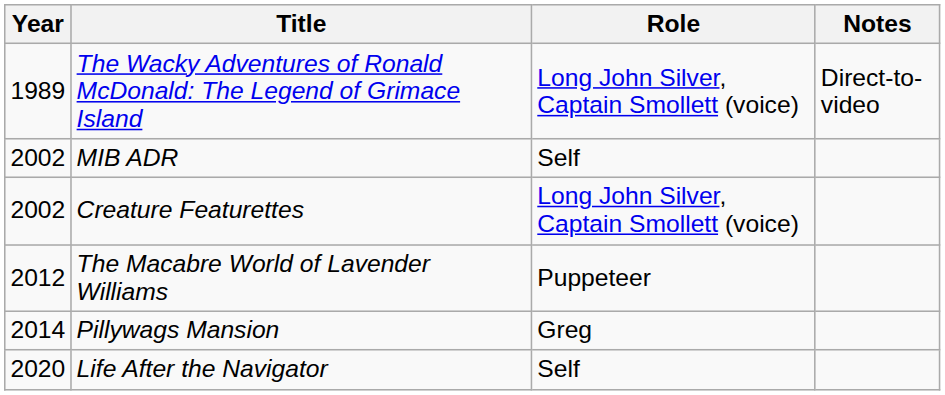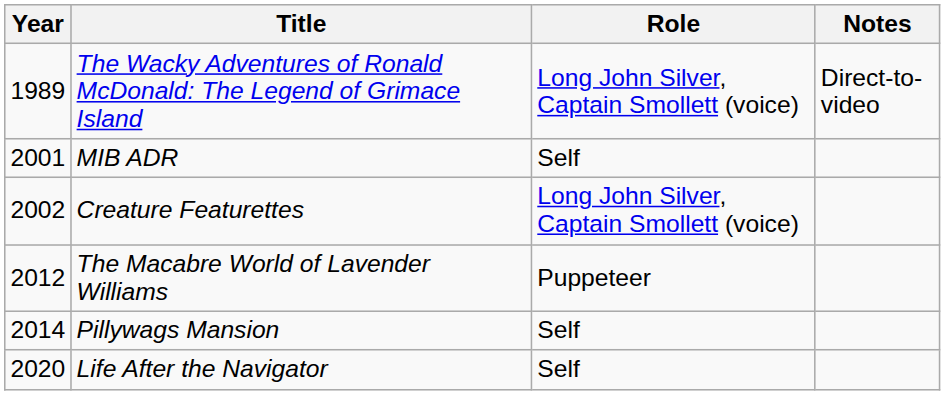(38, 157) 2002 -> (38, 157) 2001
(565, 330) Greg -> (559, 330) Self
